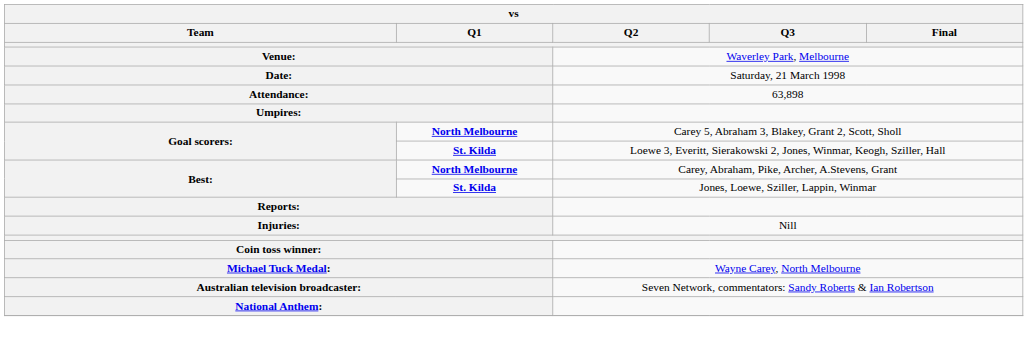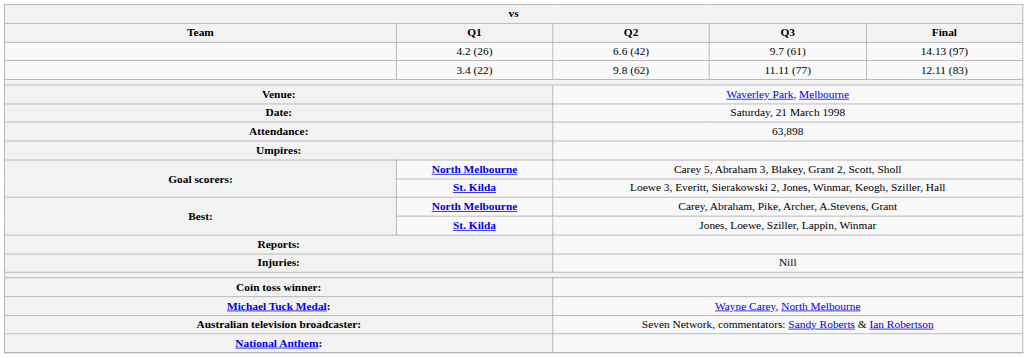+ row: (200, 52)
+ row: (200, 70)
